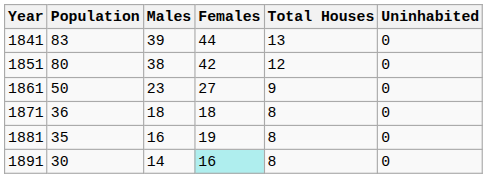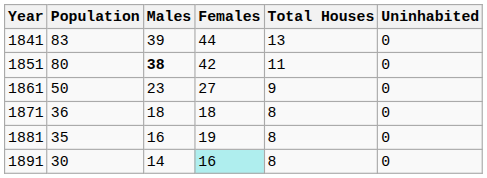(156, 65) normal -> (156, 65) bold
(276, 65) 12 -> (276, 65) 11
